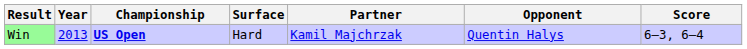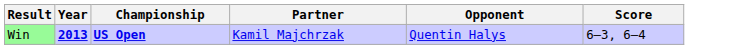- column: (258, 15)
(73, 35) normal -> (73, 35) bold
